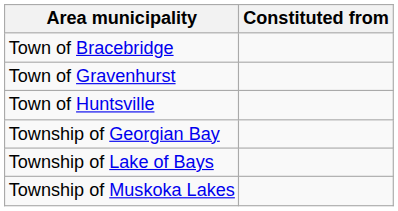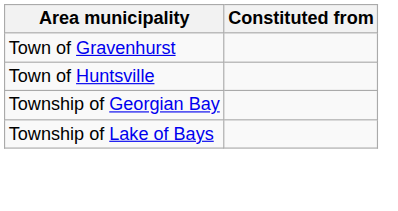- row: (91, 47)
- row: (122, 190)
